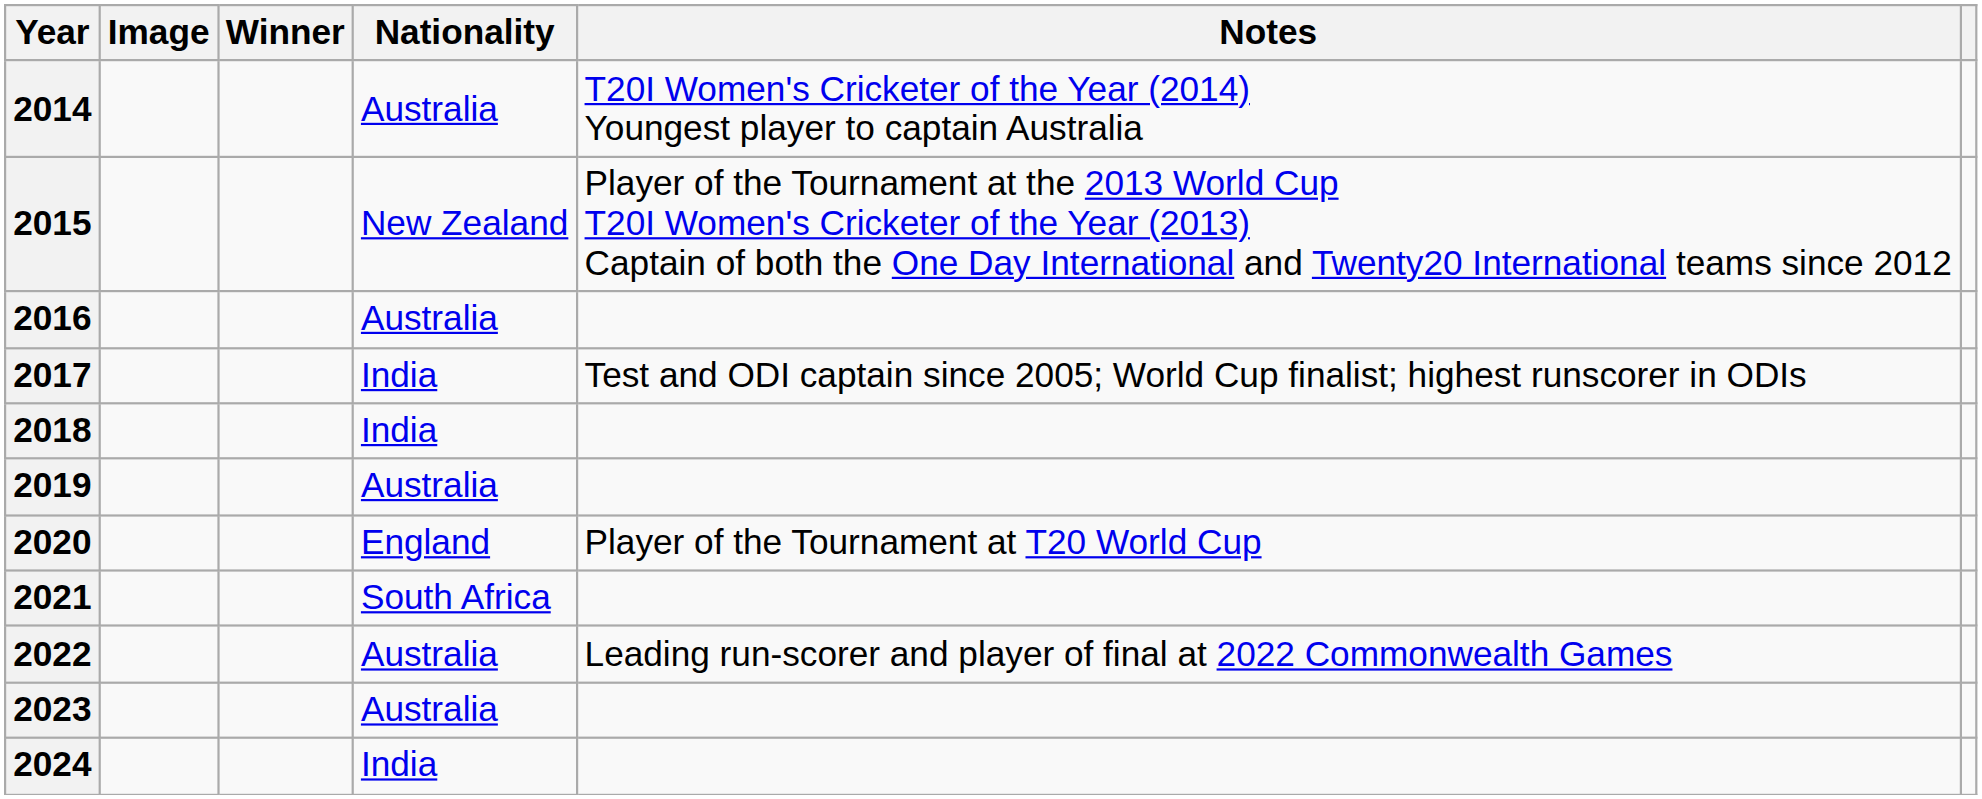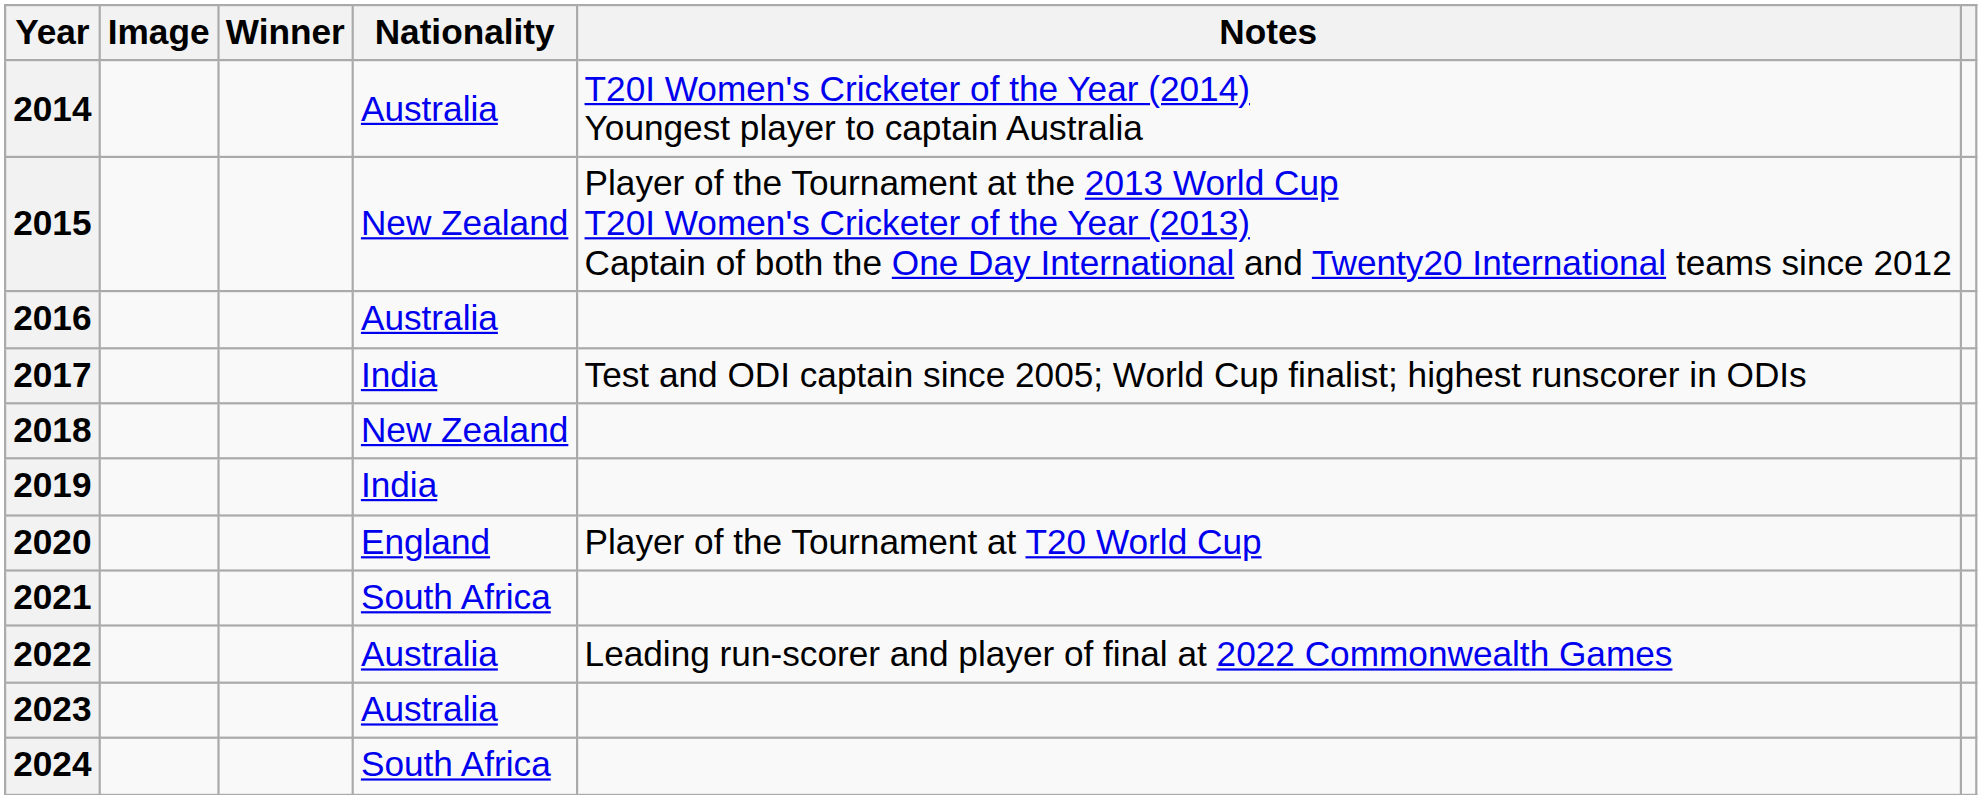(399, 430) India -> (465, 430) New Zealand
(429, 486) Australia -> (399, 486) India
(399, 765) India -> (456, 765) South Africa
